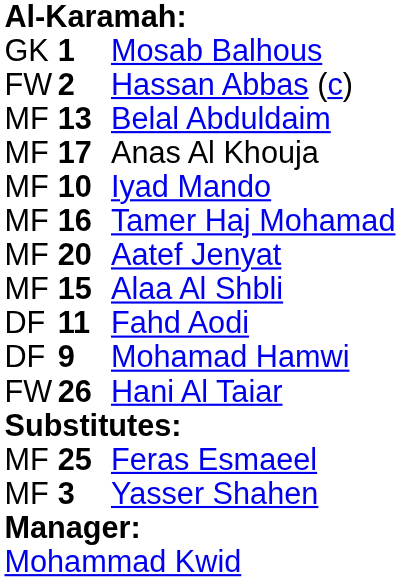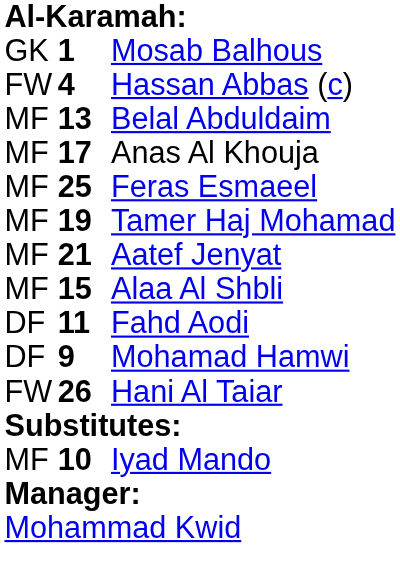(66, 84) 2 -> (66, 84) 4
rows swapped: (214, 459) <-> (191, 186)
(75, 221) 16 -> (75, 221) 19
(75, 255) 20 -> (75, 255) 21
- row: (215, 493)
